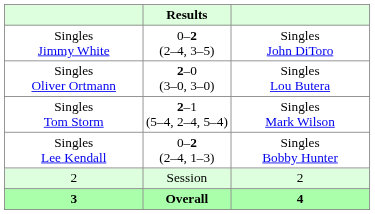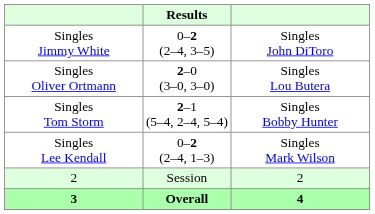(300, 114) Singles Mark Wilson -> (300, 114) Singles Bobby Hunter
(300, 150) Singles Bobby Hunter -> (300, 150) Singles Mark Wilson
